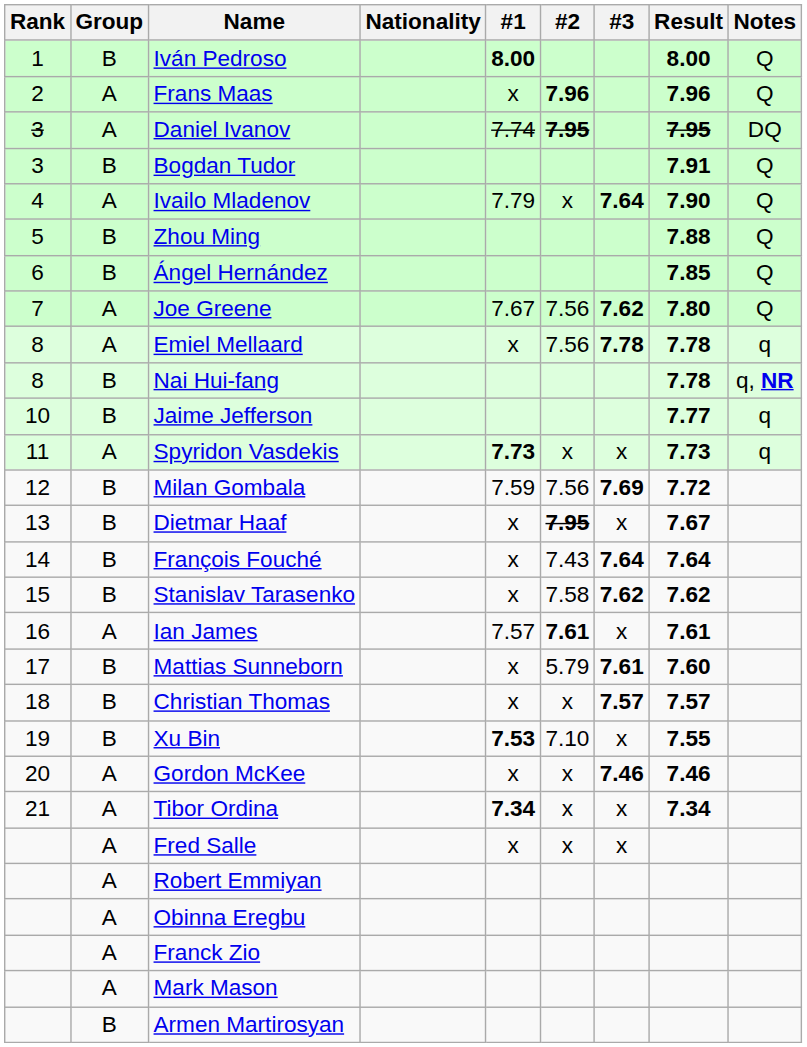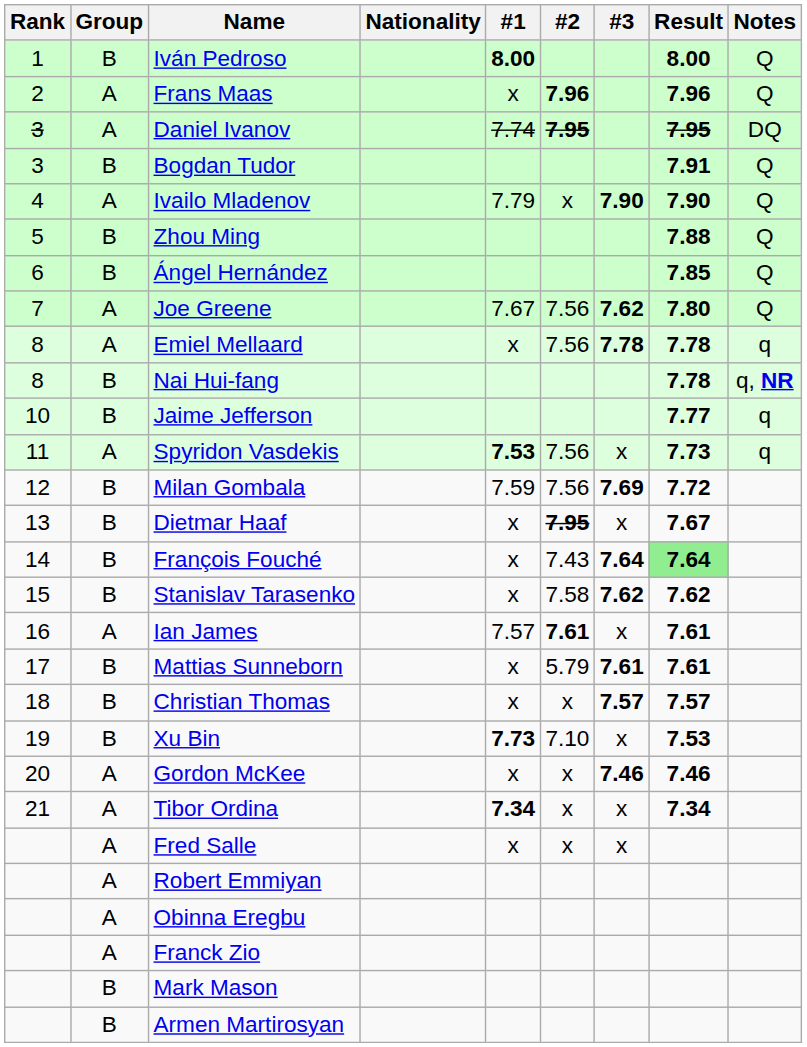(622, 201) 7.64 -> (622, 201) 7.90
(513, 451) 7.73 -> (513, 451) 7.53
(567, 451) x -> (567, 451) 7.56
(689, 559) no background -> (689, 559) lightgreen background
(689, 666) 7.60 -> (689, 666) 7.61
(513, 737) 7.53 -> (513, 737) 7.73
(689, 737) 7.55 -> (689, 737) 7.53
(109, 988) A -> (109, 988) B
